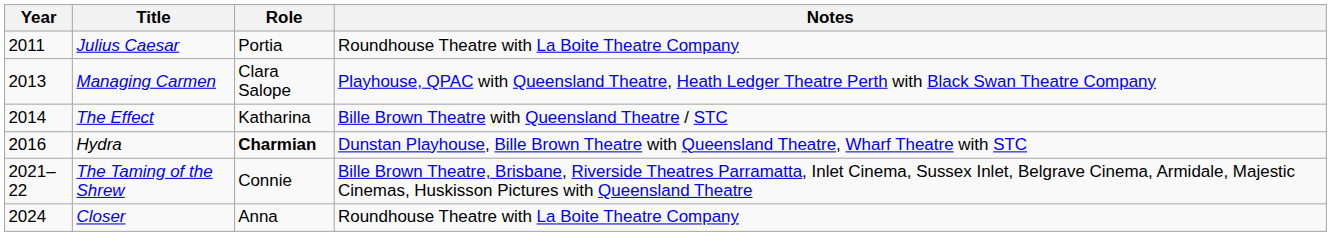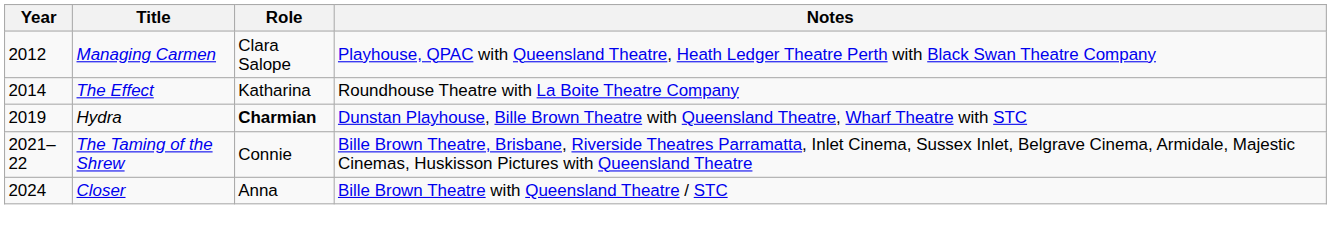- row: (128, 44)
(27, 81) 2013 -> (27, 54) 2012
(533, 117) Bille Brown Theatre with Queensland Theatre / STC -> (538, 90) Roundhouse Theatre with La Boite Theatre Company
(27, 144) 2016 -> (27, 117) 2019
(538, 217) Roundhouse Theatre with La Boite Theatre Company -> (533, 190) Bille Brown Theatre with Queensland Theatre / STC
